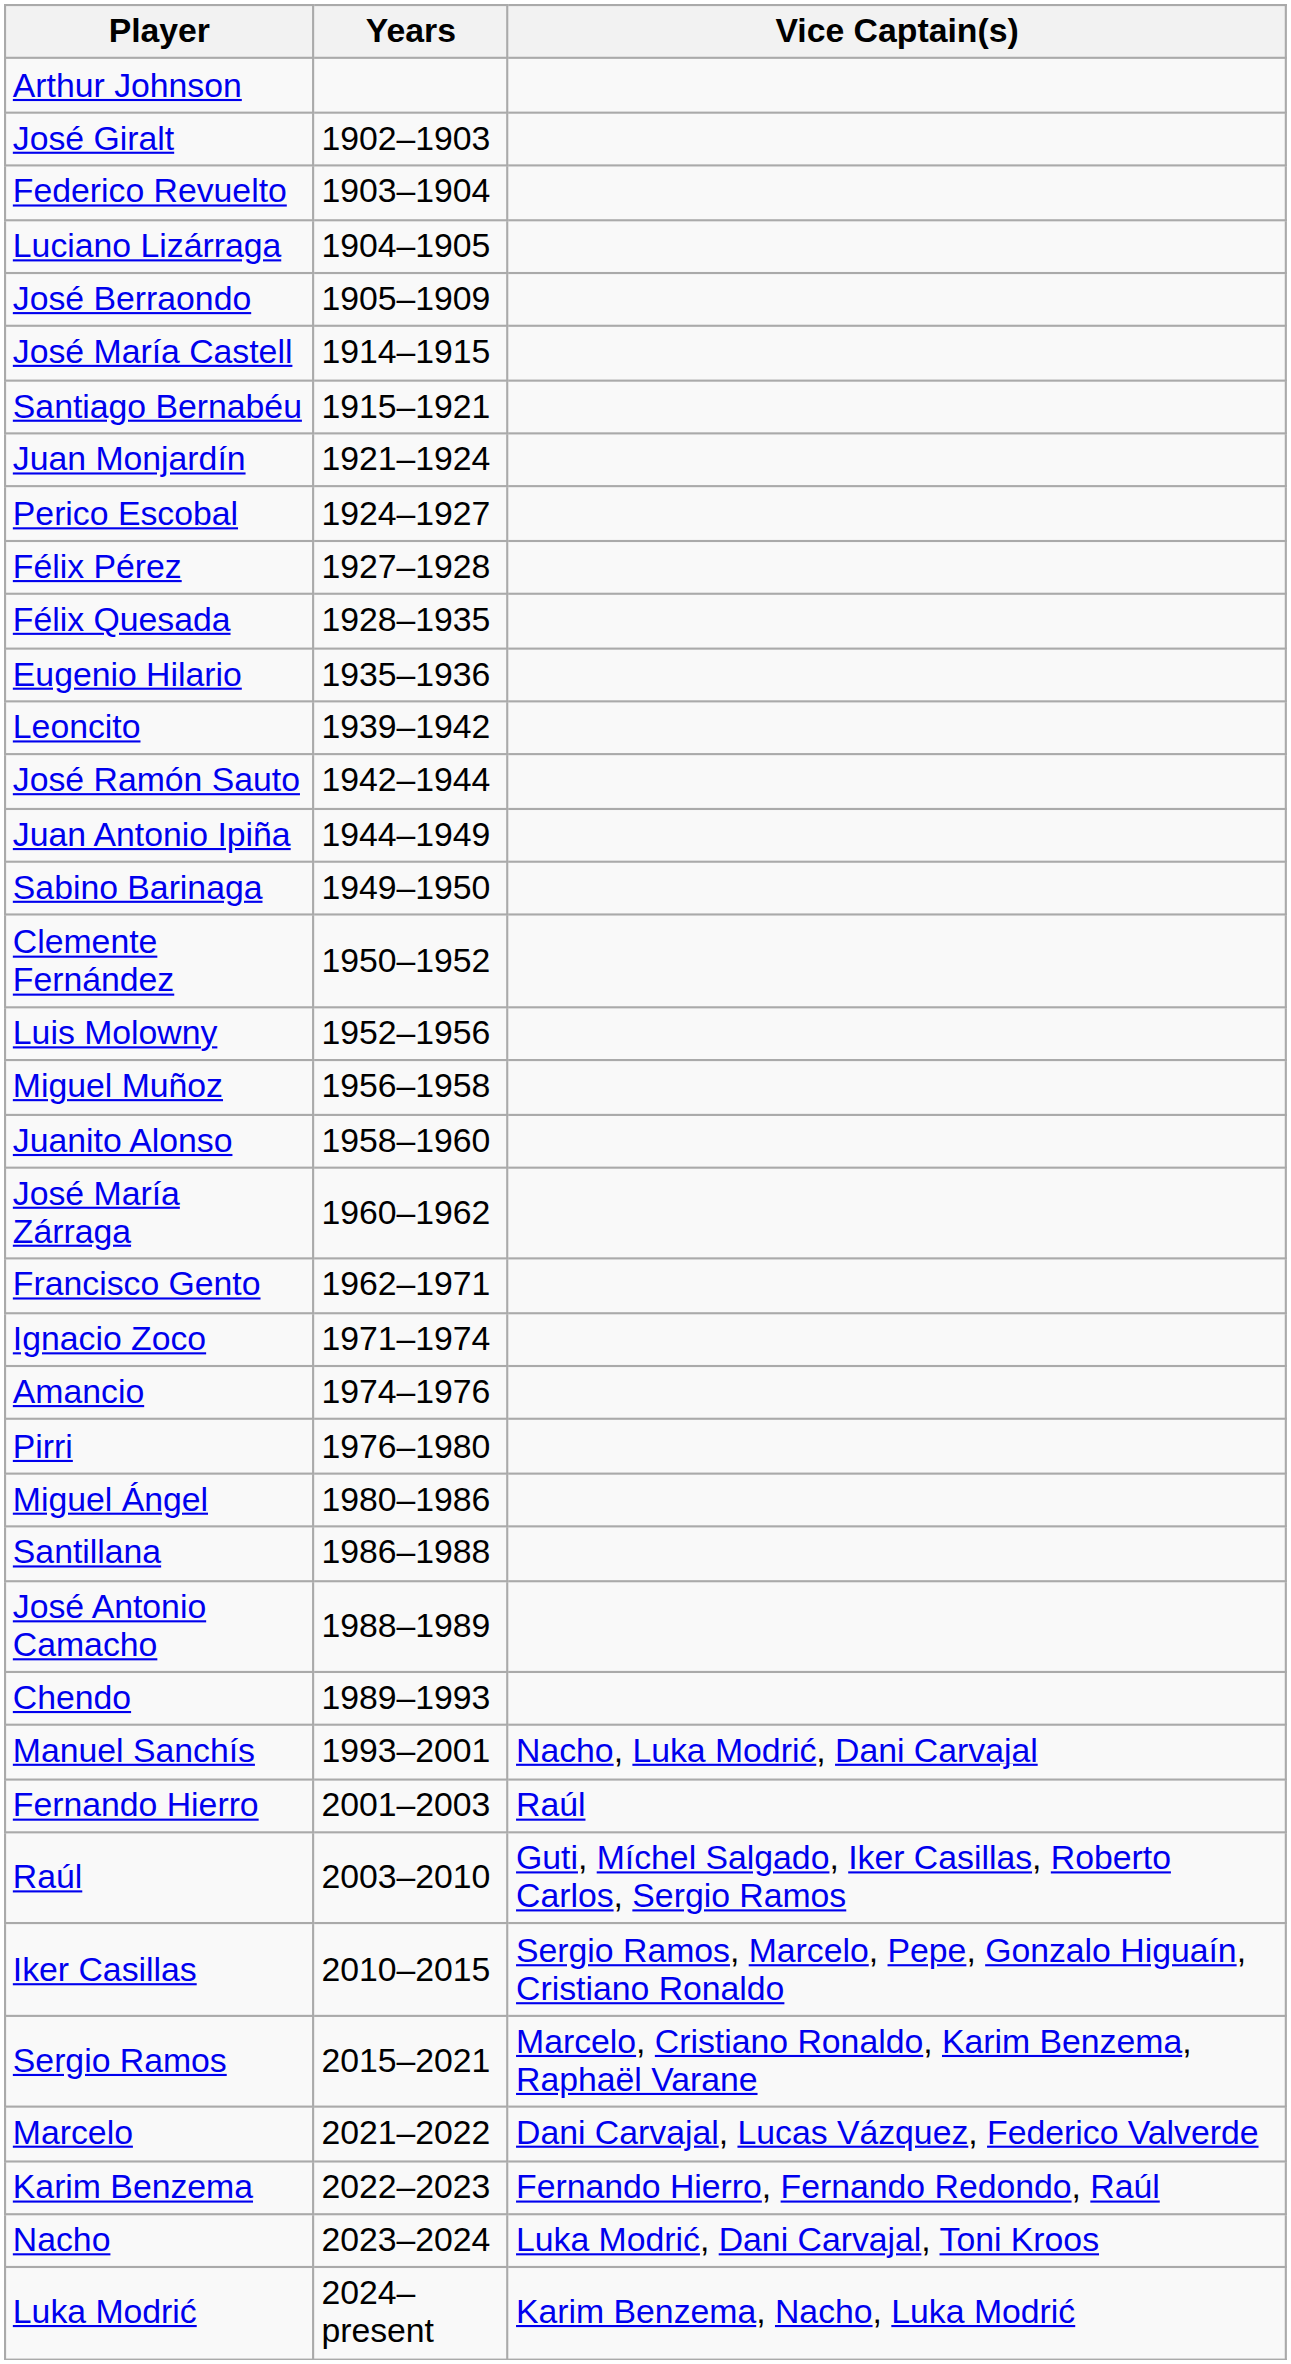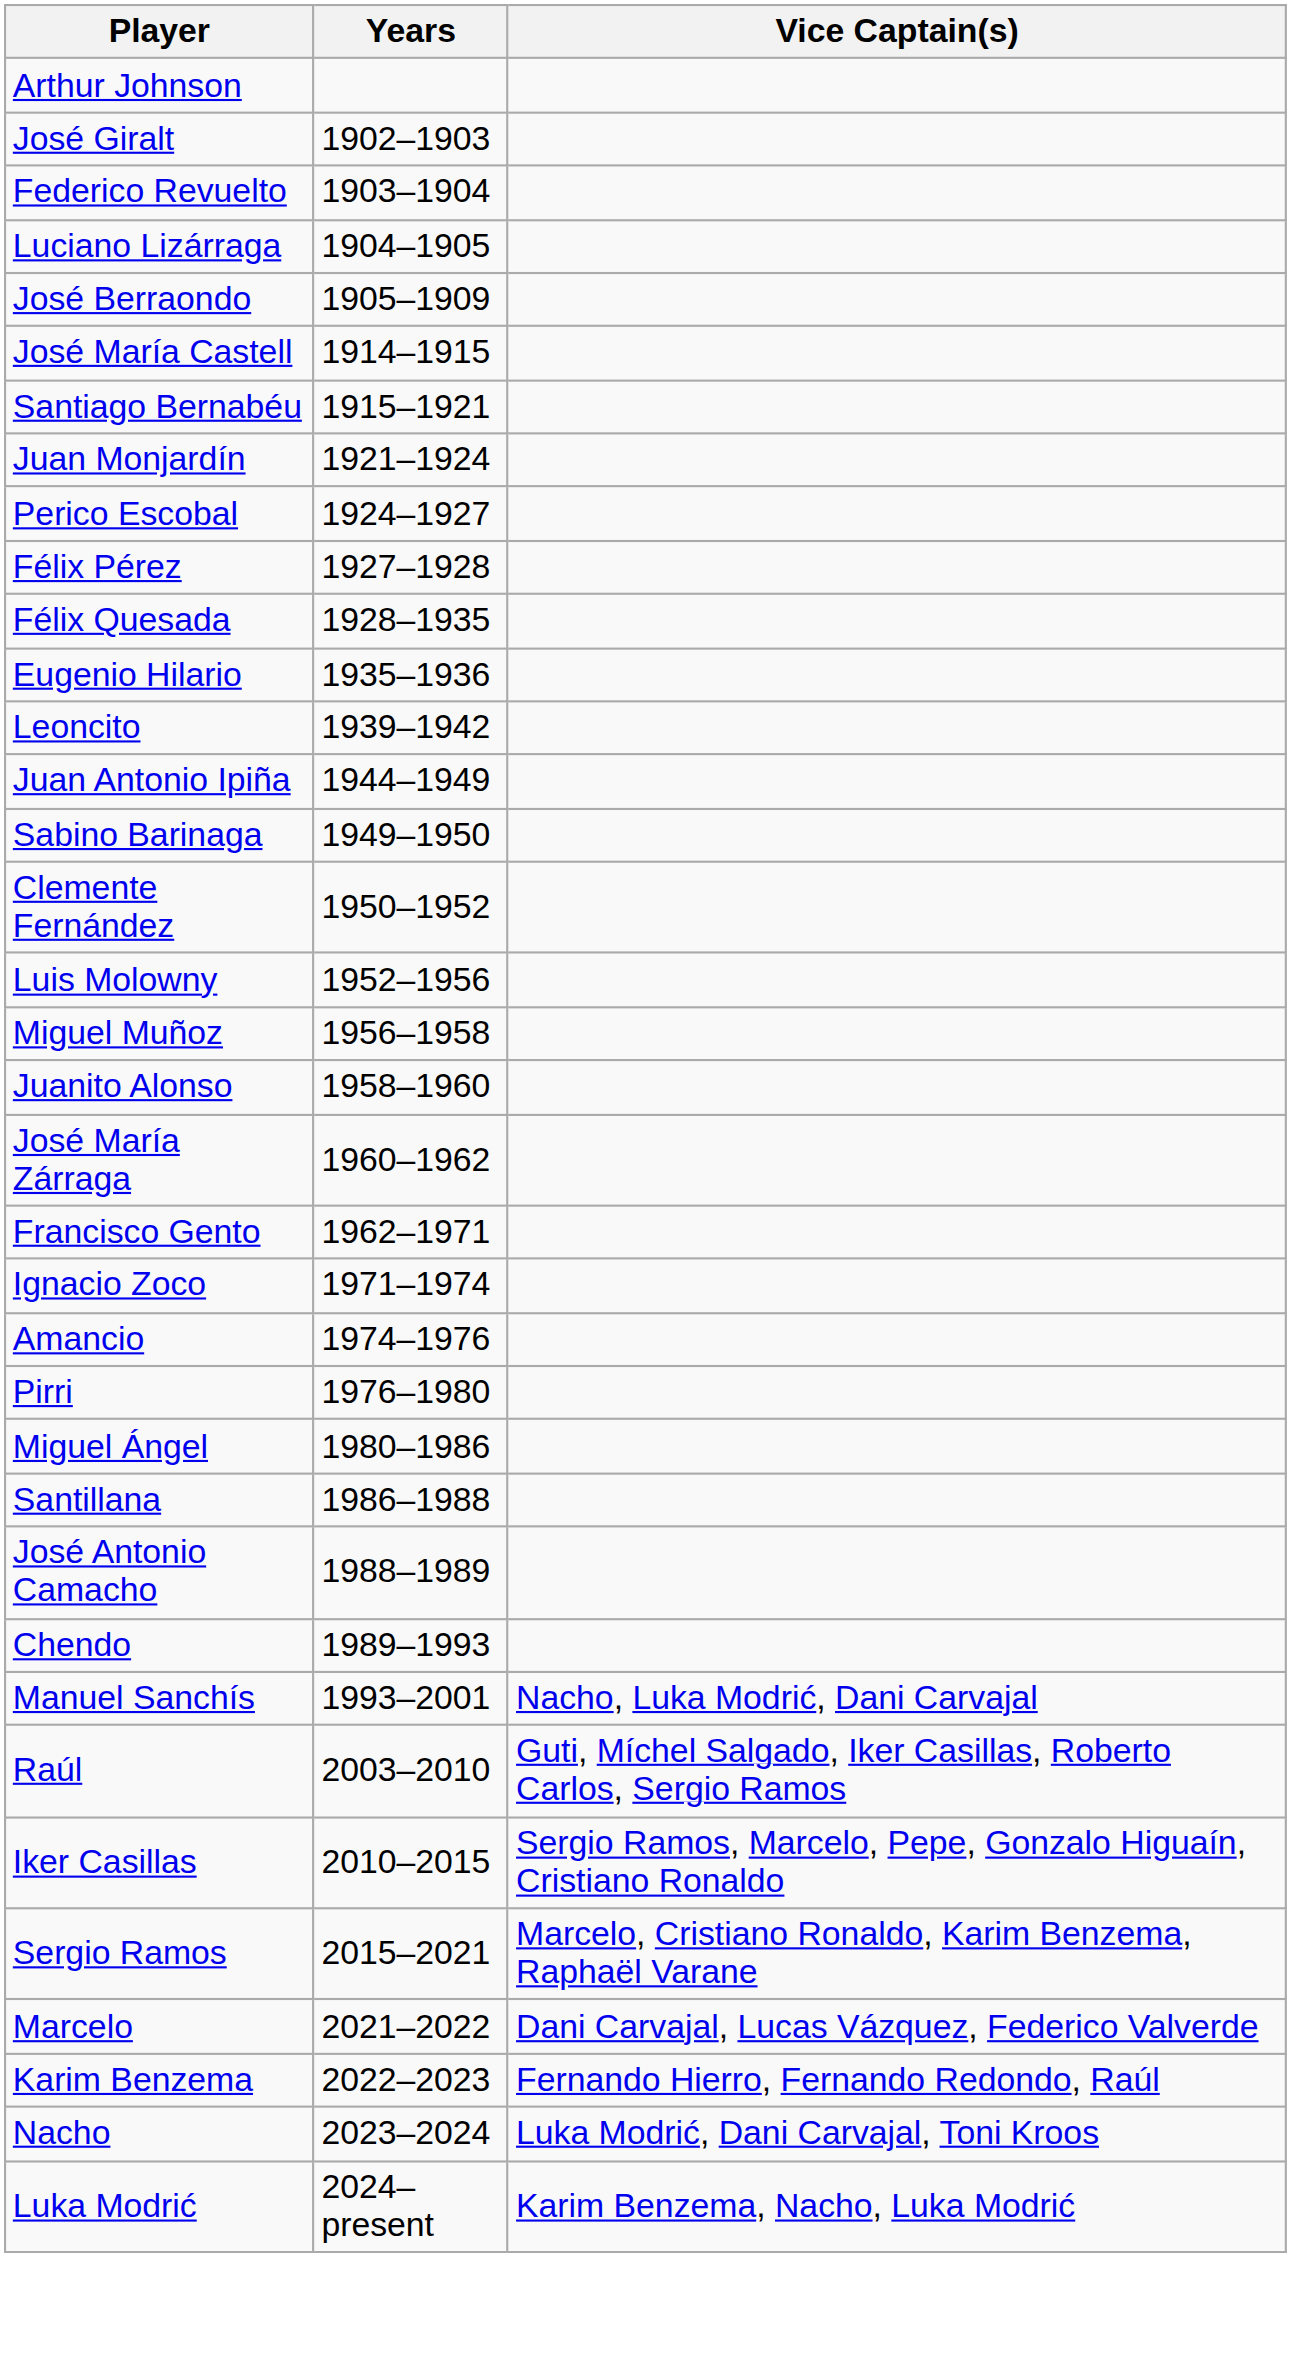- row: (156, 780)
- row: (136, 1804)
